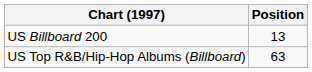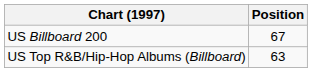(278, 36) 13 -> (278, 36) 67
